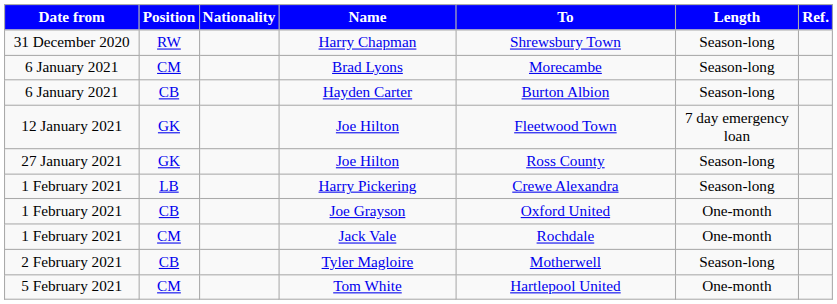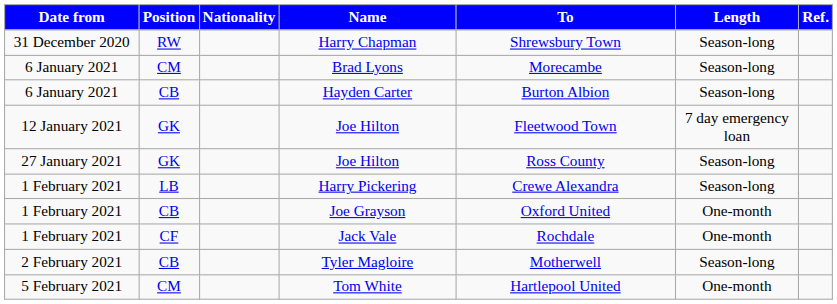(169, 236) CM -> (169, 236) CF
